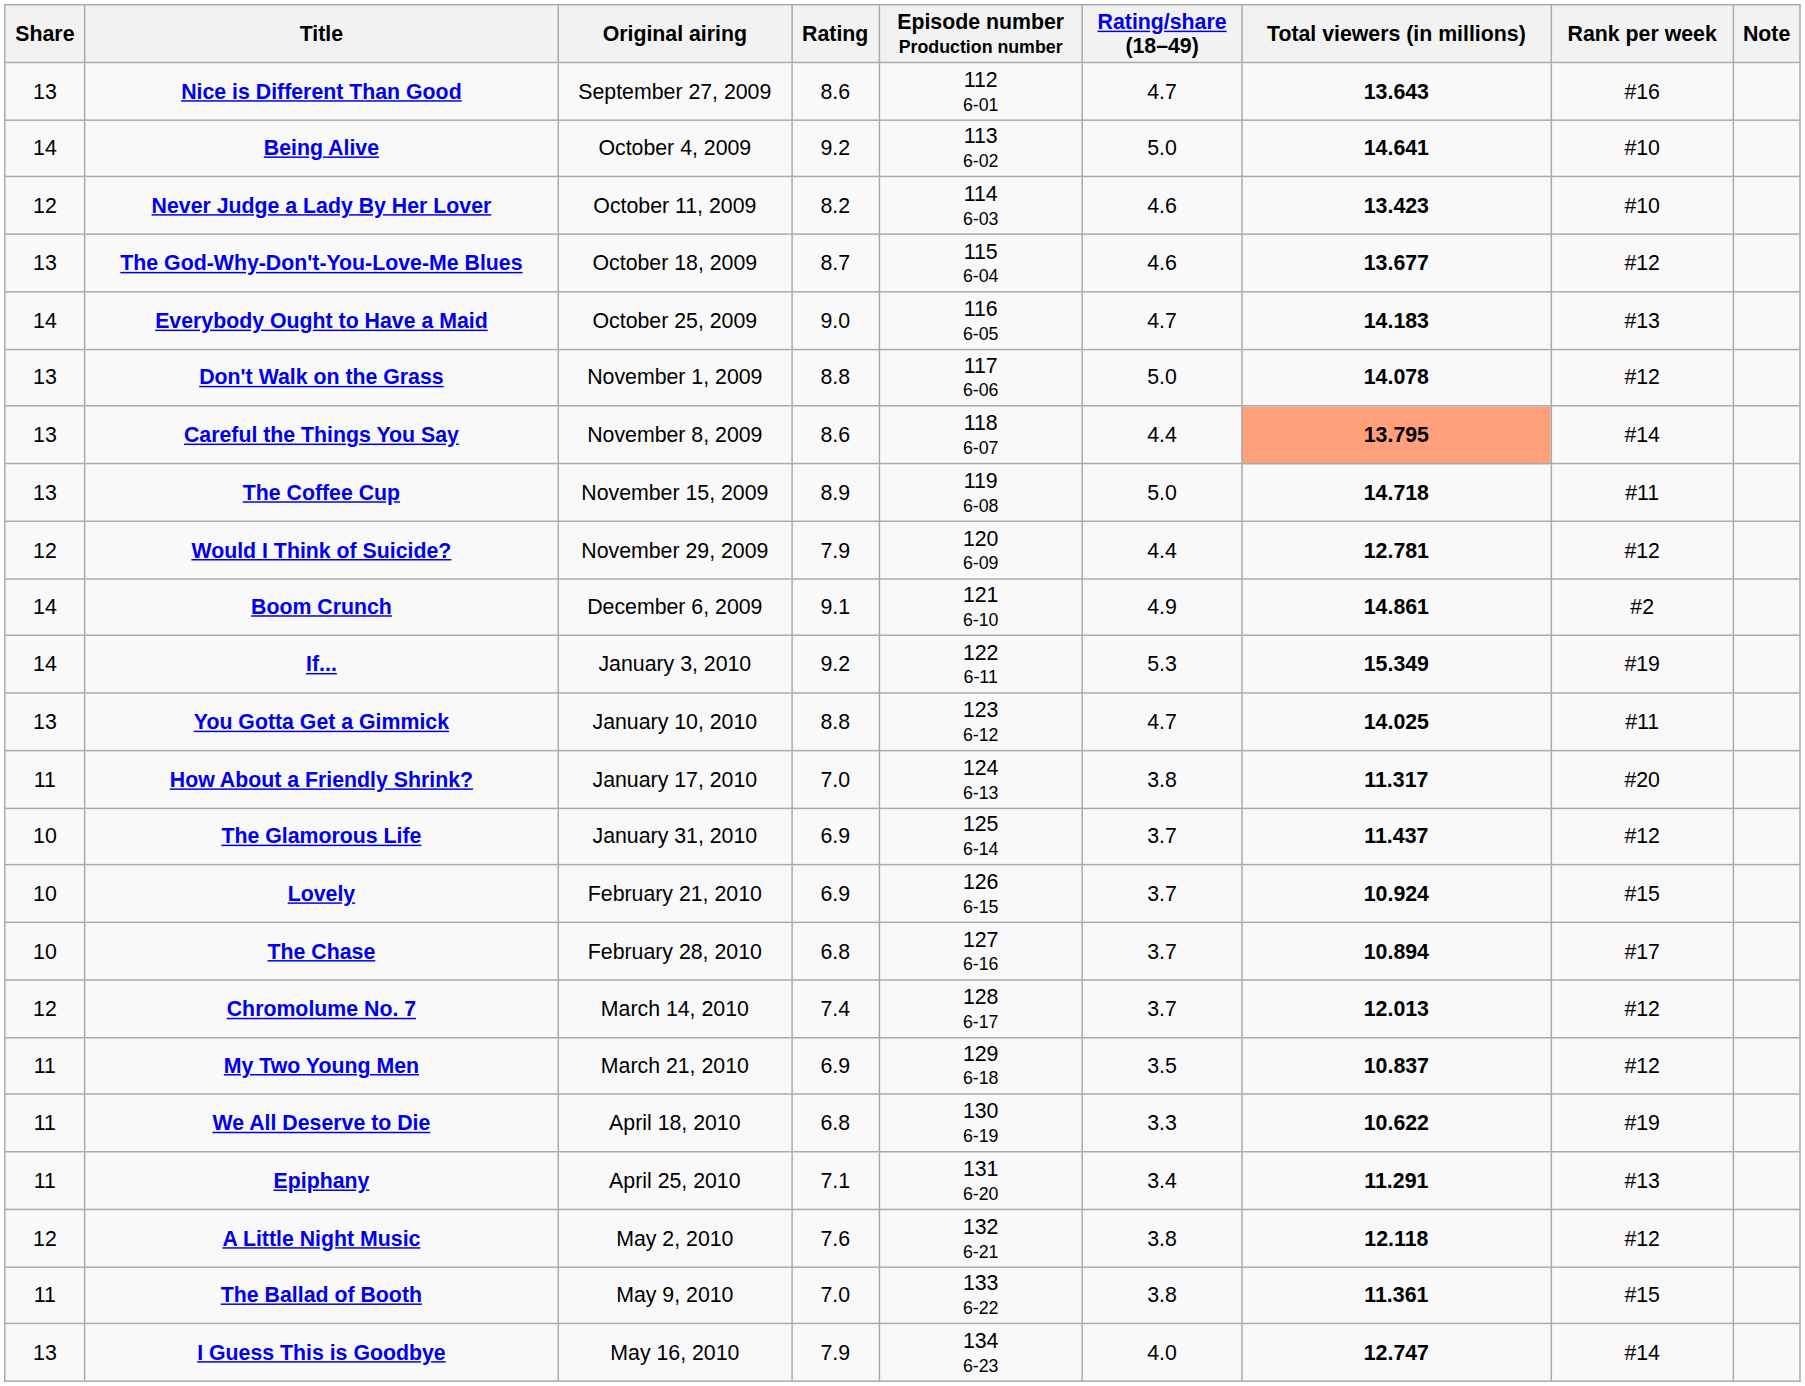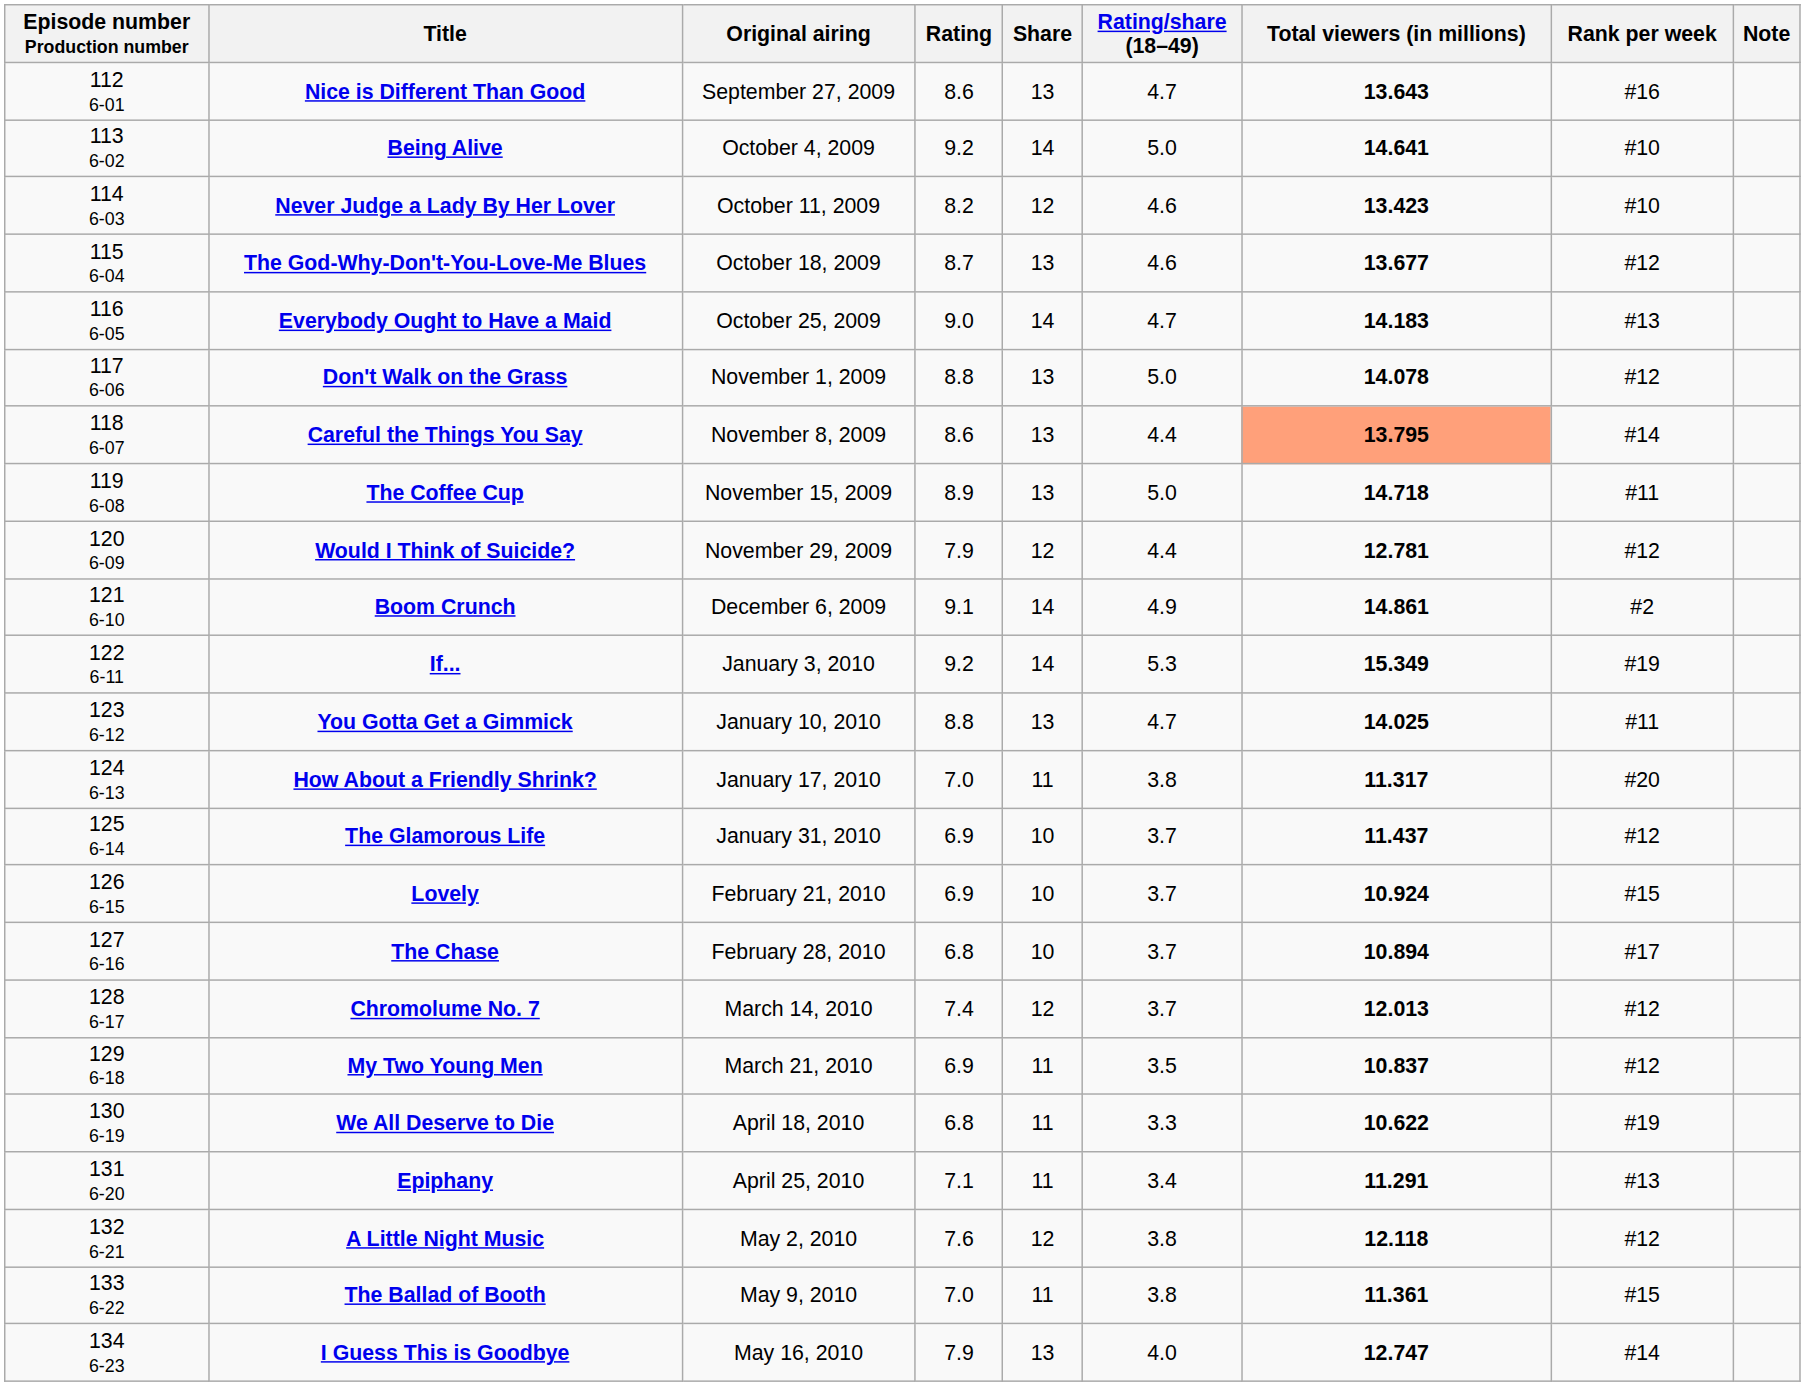columns swapped: (981, 34) <-> (45, 34)
